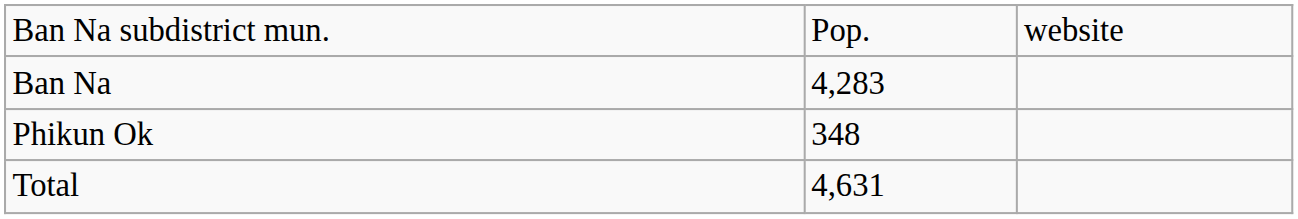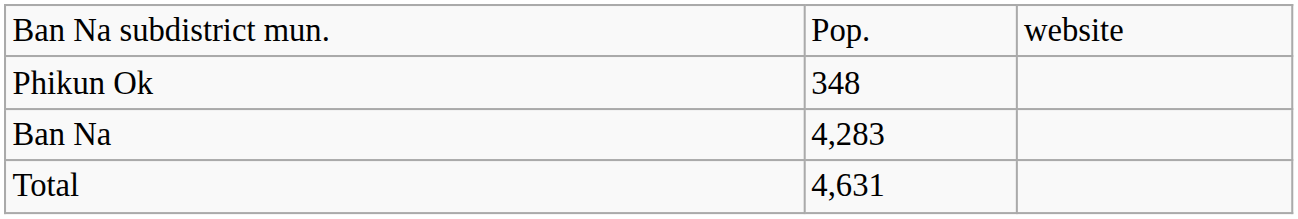rows swapped: (62, 82) <-> (83, 133)
